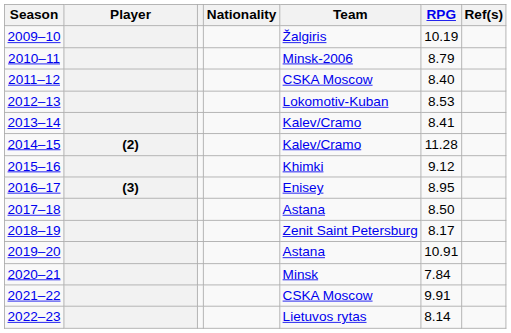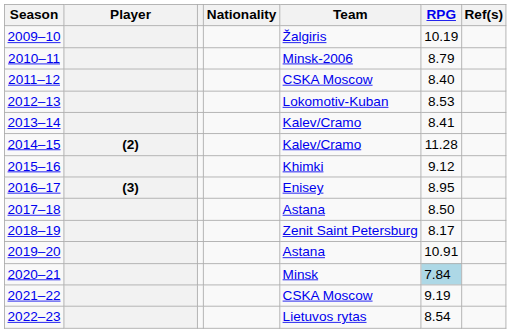(437, 274) no background -> (437, 274) lightblue background
(437, 295) 9.91 -> (437, 295) 9.19
(437, 317) 8.14 -> (437, 317) 8.54
